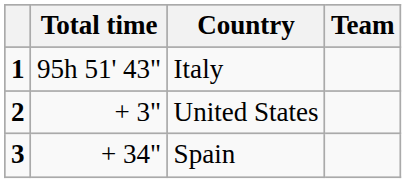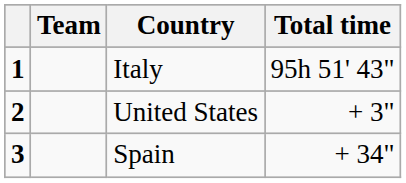columns swapped: (363, 25) <-> (99, 25)
